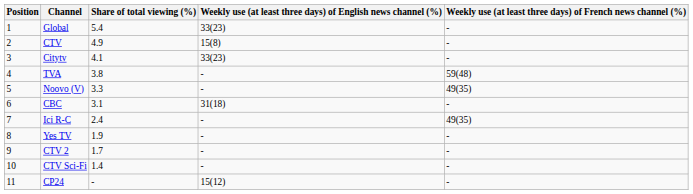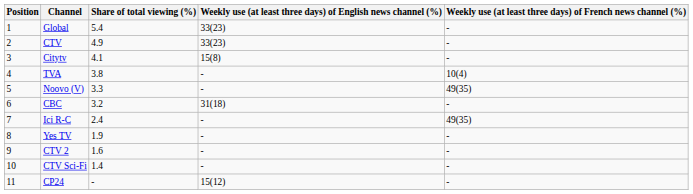(211, 43) 15(8) -> (213, 43) 33(23)
(213, 58) 33(23) -> (211, 58) 15(8)
(459, 74) 59(48) -> (456, 74) 10(4)
(97, 105) 3.1 -> (97, 105) 3.2
(97, 151) 1.7 -> (97, 151) 1.6
